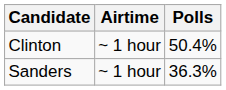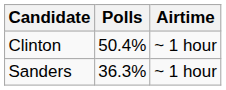columns swapped: (130, 17) <-> (193, 17)
